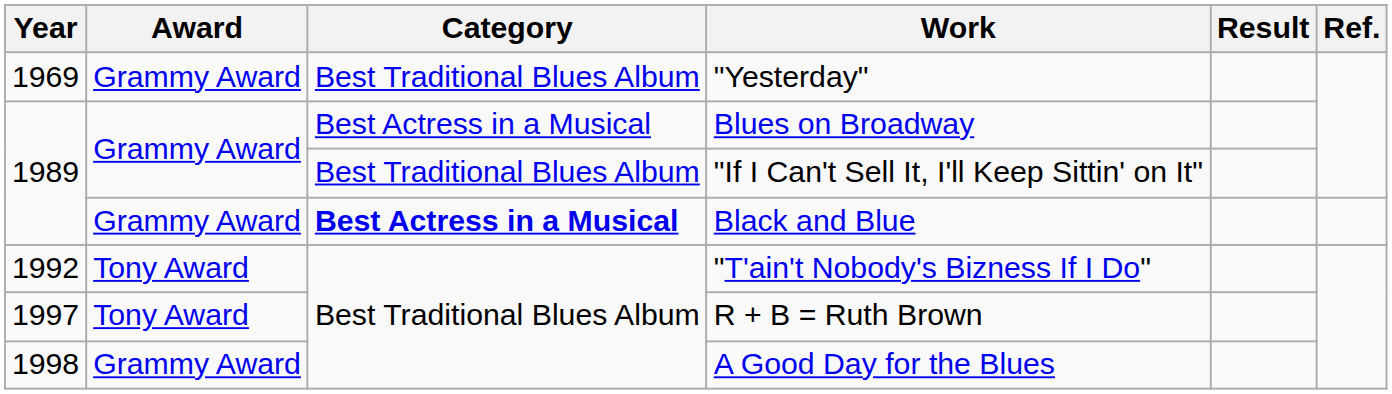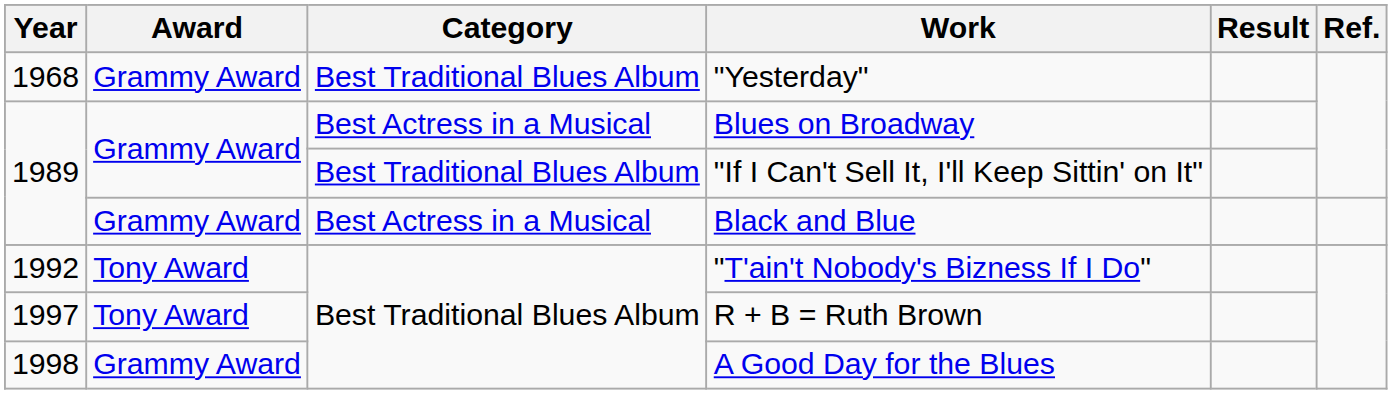(46, 76) 1969 -> (46, 76) 1968
(497, 220) bold -> (483, 220) normal
